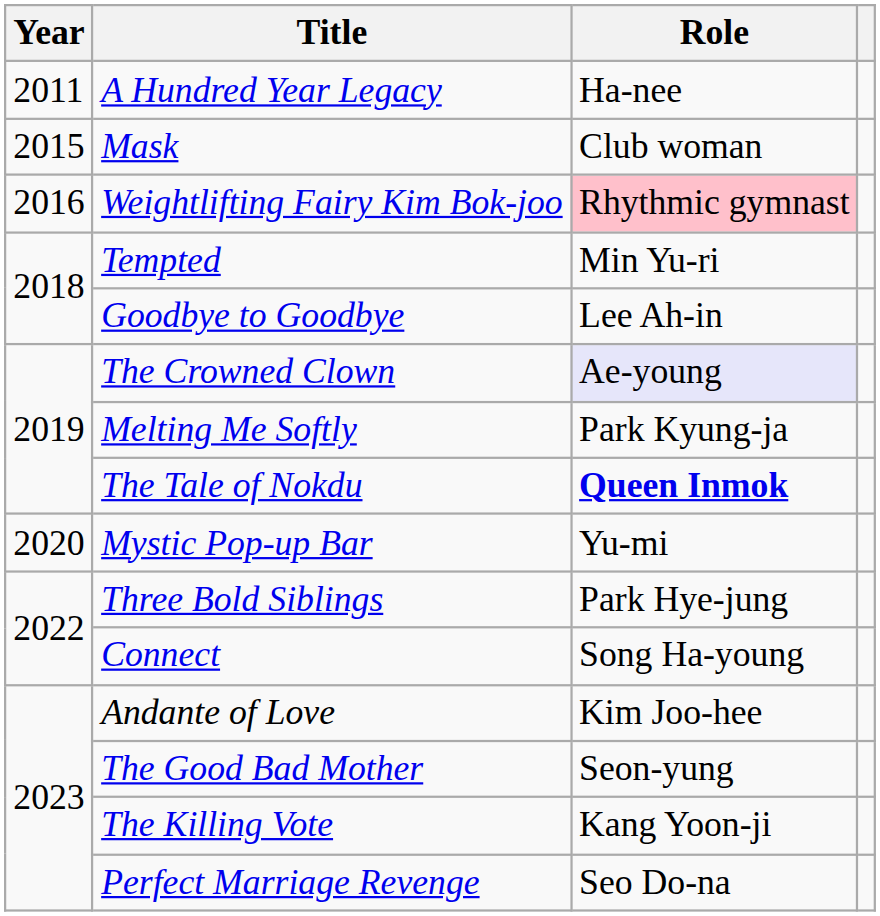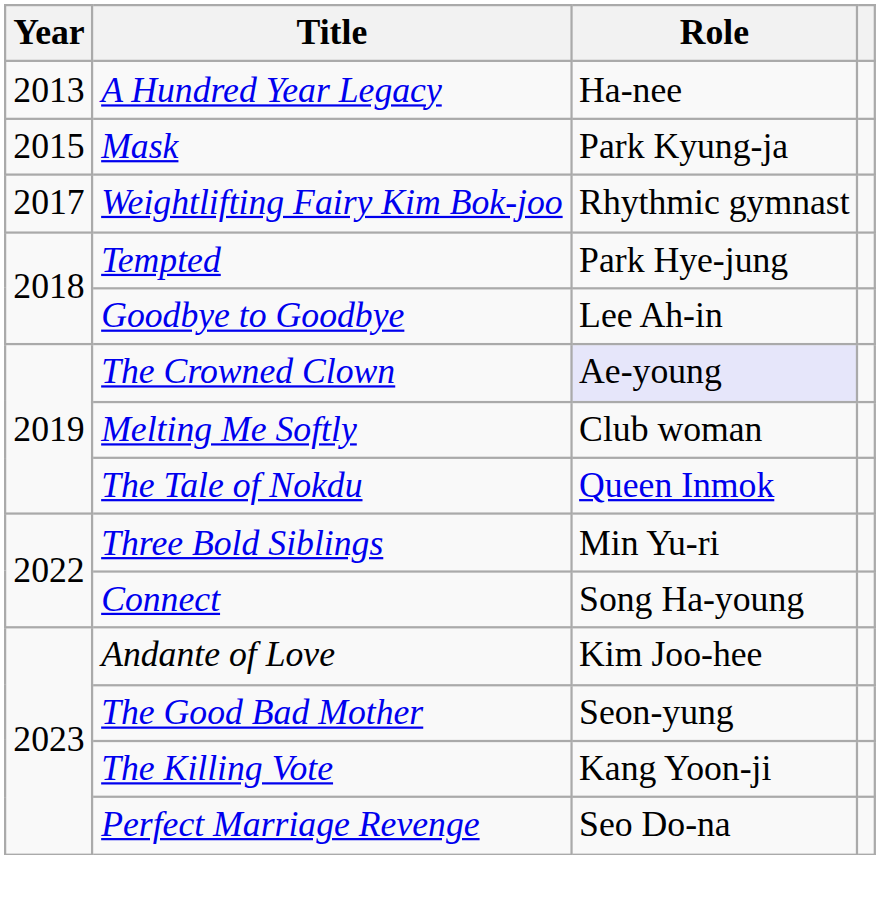(48, 89) 2011 -> (49, 89) 2013
(671, 145) Club woman -> (684, 145) Park Kyung-ja
(49, 202) 2016 -> (49, 202) 2017
(714, 202) pink background -> (714, 202) no background
(649, 259) Min Yu-ri -> (684, 259) Park Hye-jung
(684, 428) Park Kyung-ja -> (671, 428) Club woman
(684, 485) bold -> (677, 485) normal
- row: (237, 542)
(684, 598) Park Hye-jung -> (649, 542) Min Yu-ri
